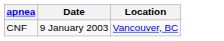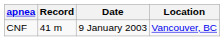+ column: (57, 12)
